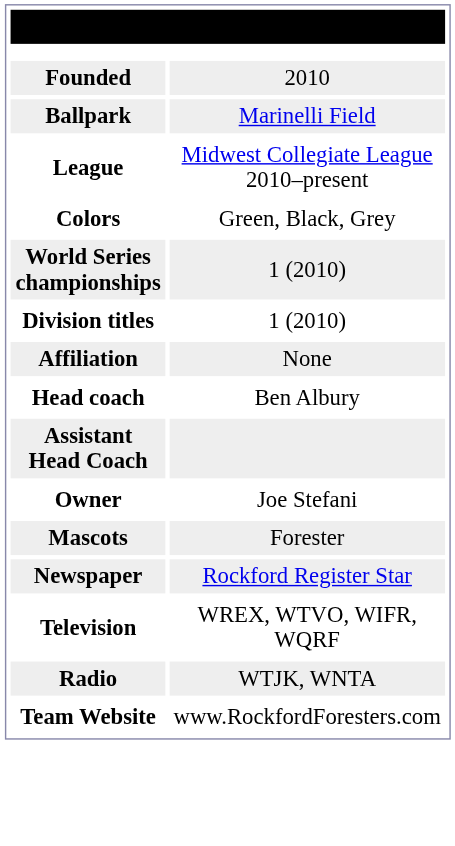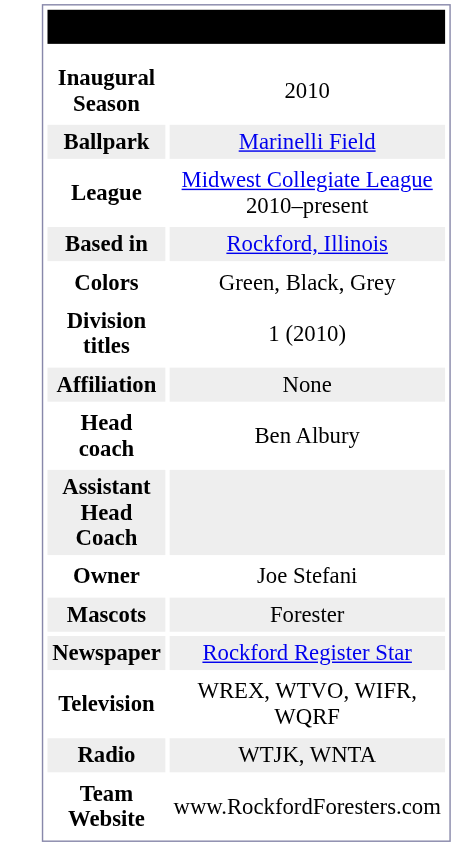- row: (88, 77)
+ row: (106, 90)
+ row: (106, 243)
- row: (88, 269)
